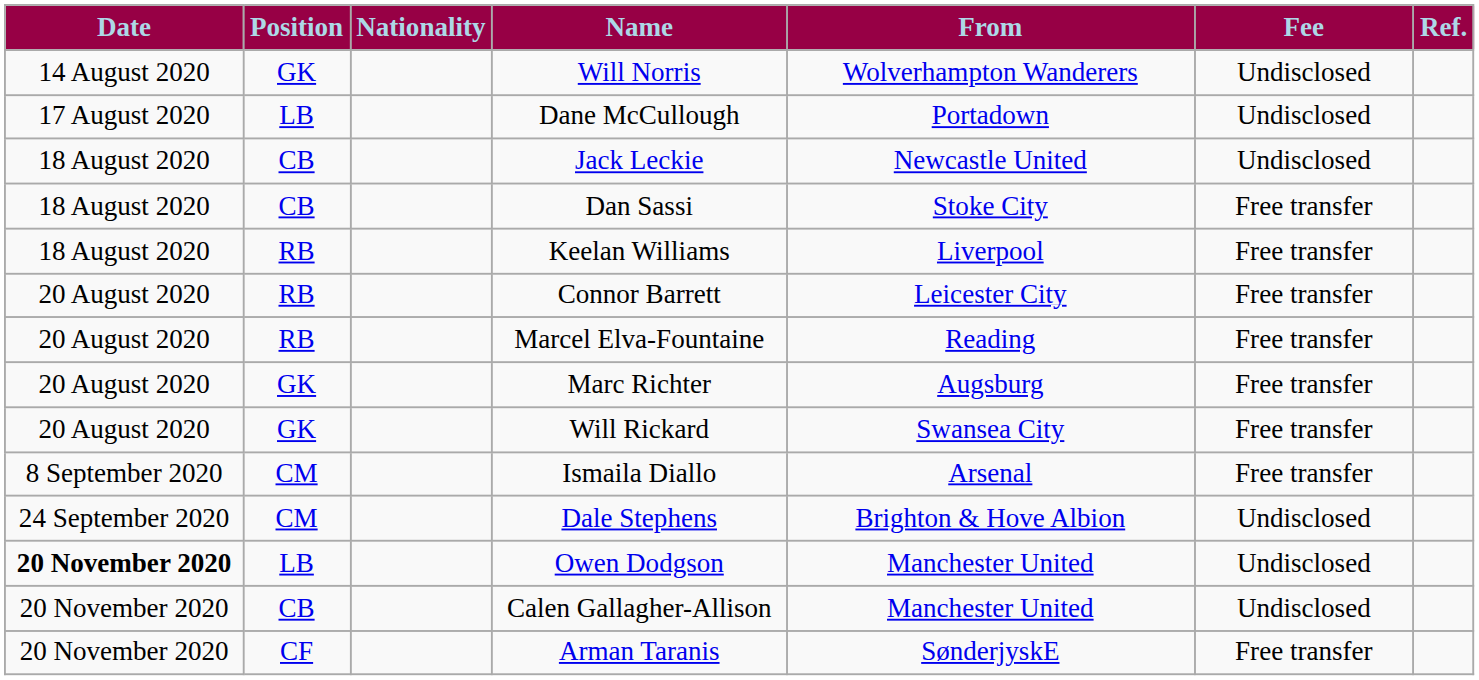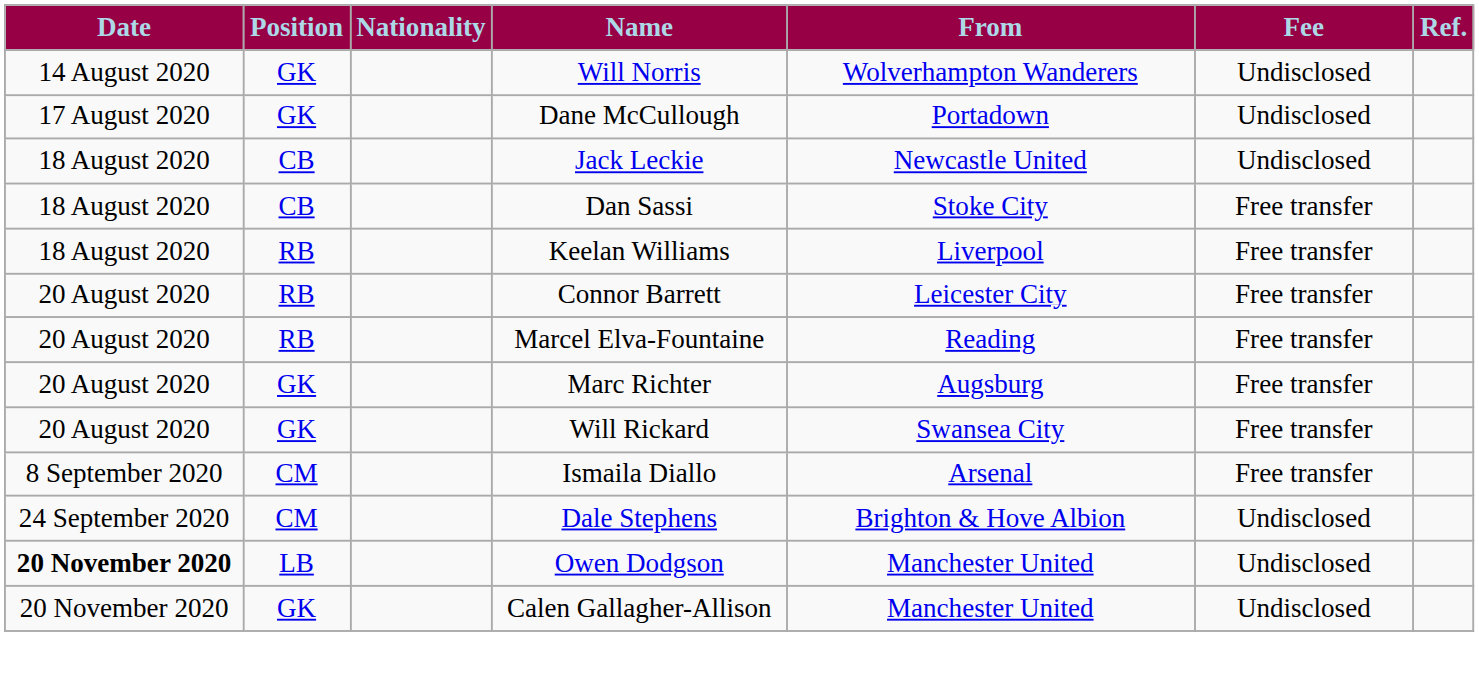(297, 116) LB -> (297, 116) GK
(297, 607) CB -> (297, 607) GK
- row: (639, 652)
